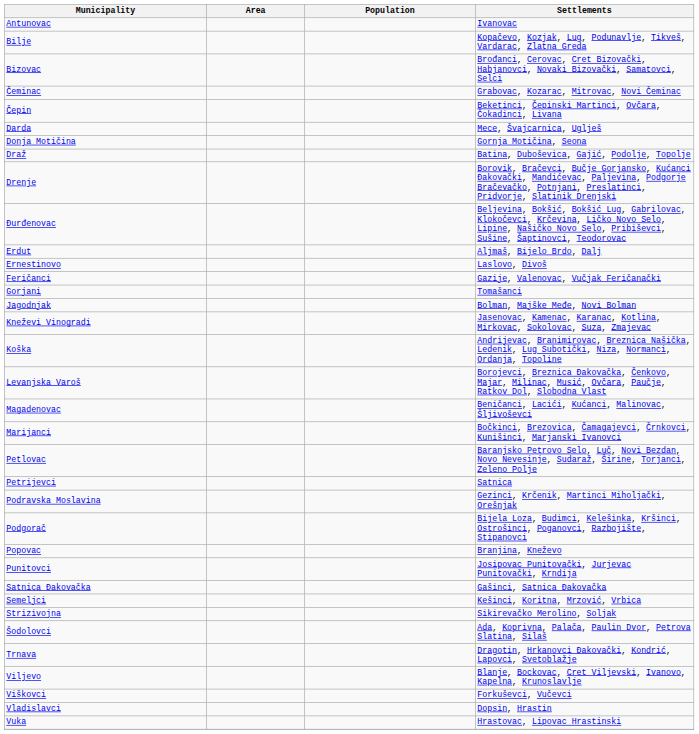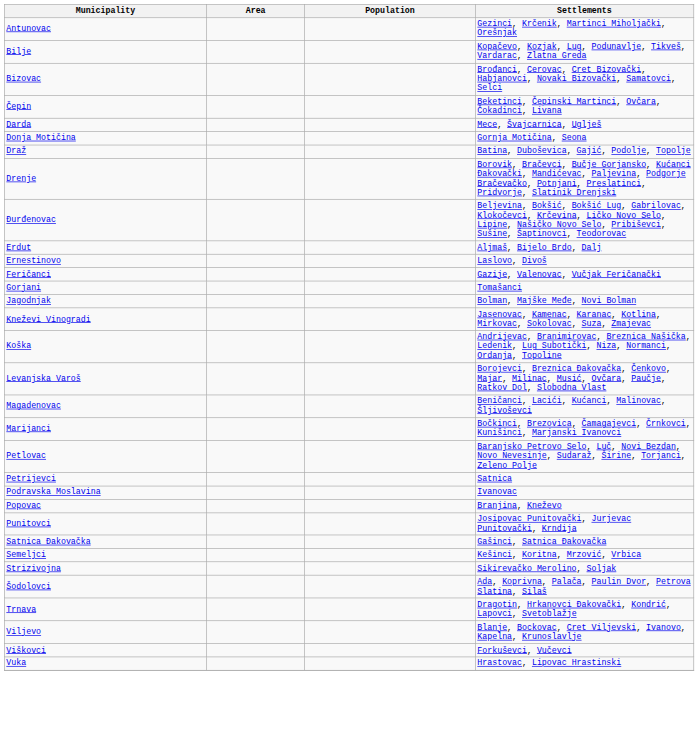(497, 25) Ivanovac -> (572, 29) Gezinci, Krčenik, Martinci Miholjački, Orešnjak
- row: (24, 93)
(572, 502) Gezinci, Krčenik, Martinci Miholjački, Orešnjak -> (497, 493) Ivanovac
- row: (26, 529)
- row: (34, 709)
